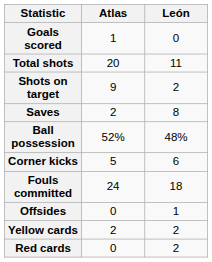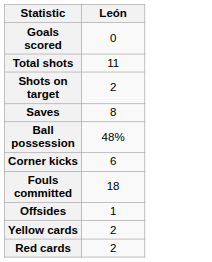- column: (113, 13)
